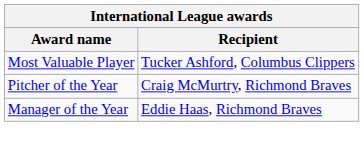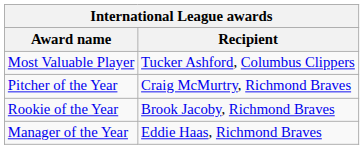+ row: (63, 109)
